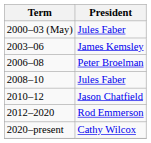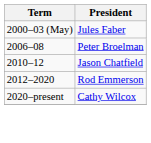- row: (25, 46)
- row: (25, 79)
